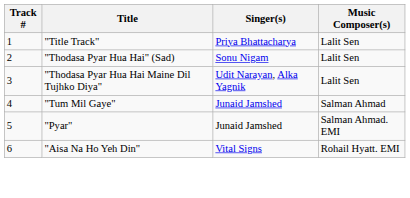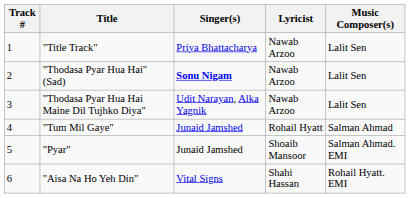+ column: (296, 18)
(242, 58) normal -> (204, 76) bold
